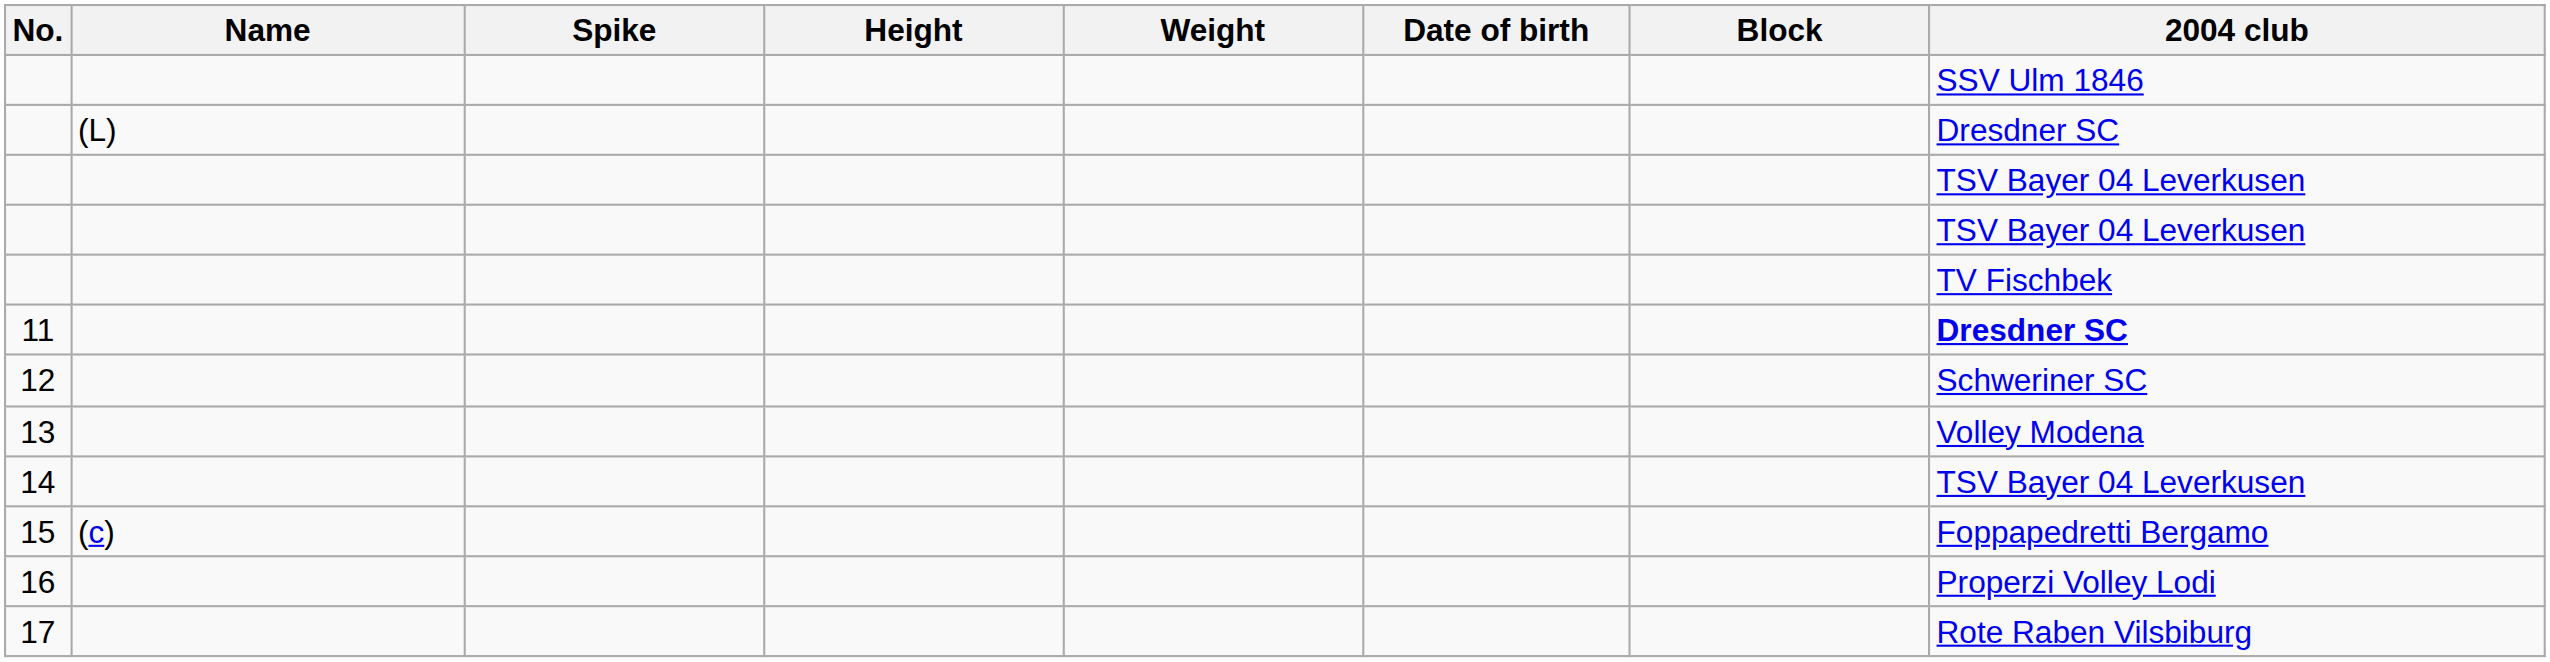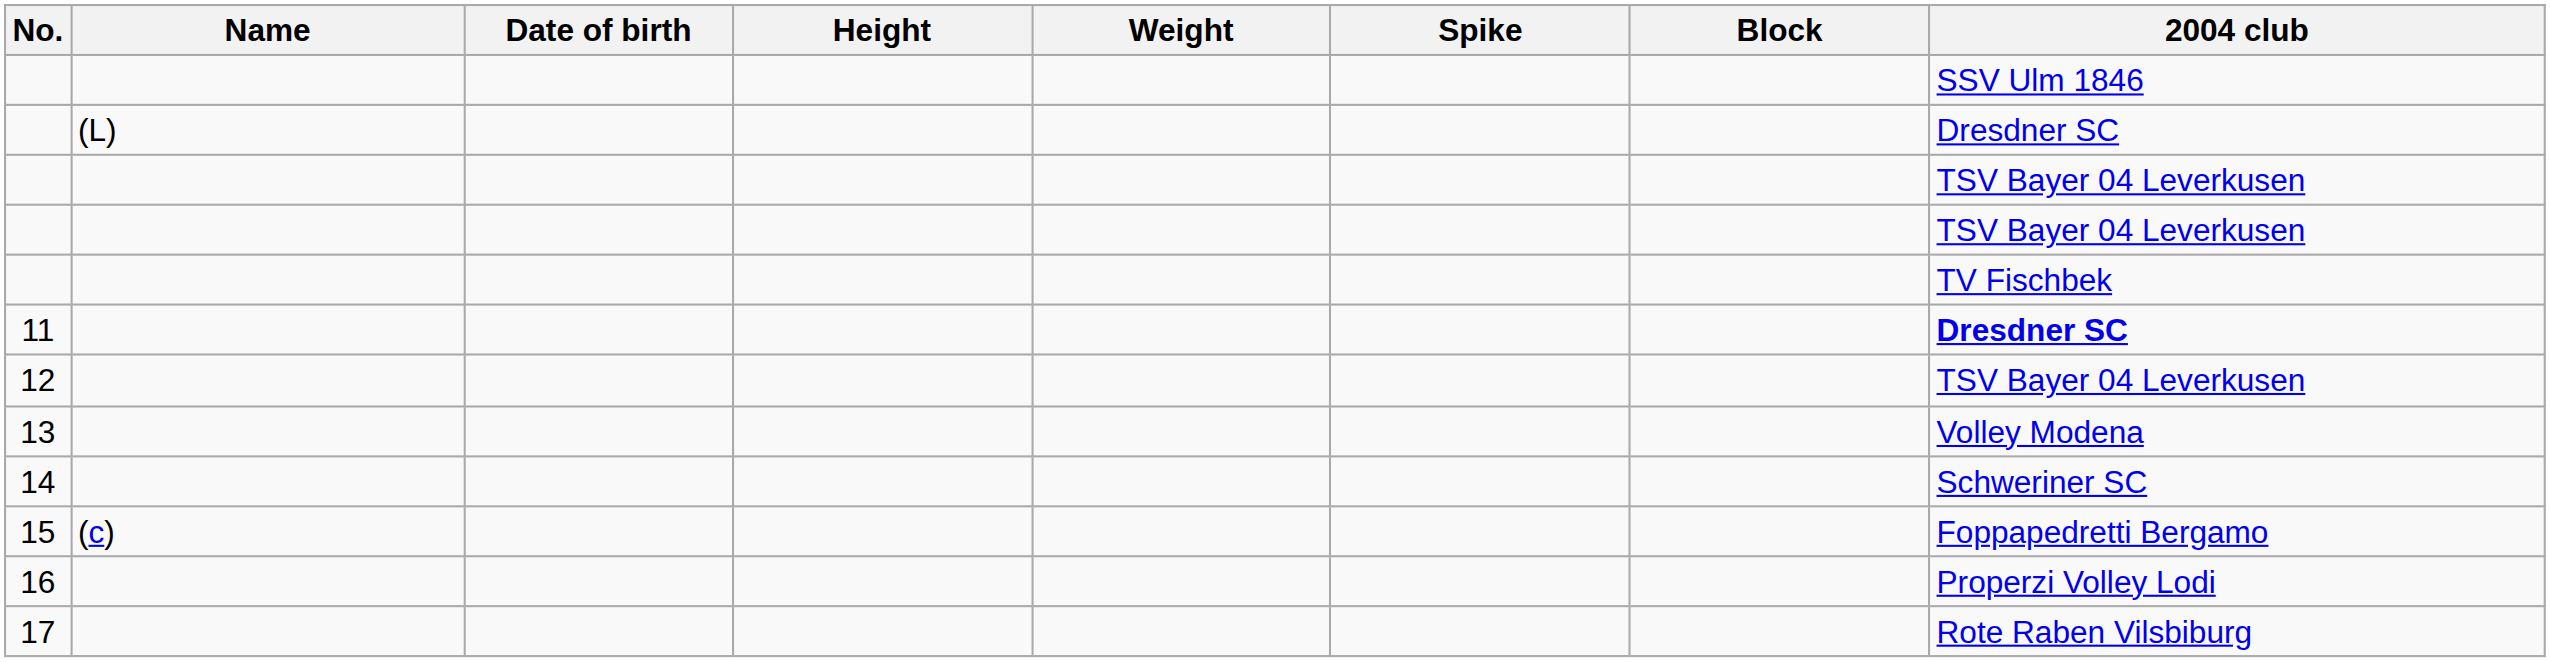columns swapped: (1496, 30) <-> (614, 30)
(2042, 381) Schweriner SC -> (2121, 381) TSV Bayer 04 Leverkusen
(2121, 481) TSV Bayer 04 Leverkusen -> (2042, 481) Schweriner SC
